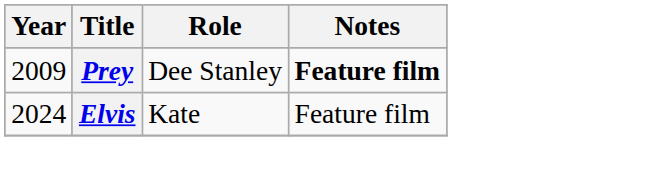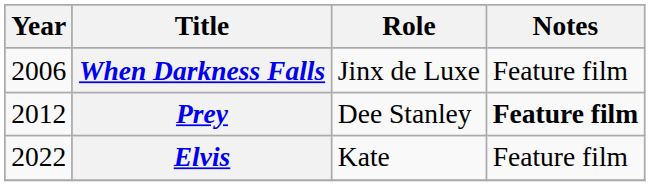+ row: (202, 69)
(39, 69) 2009 -> (39, 113) 2012
(39, 113) 2024 -> (39, 157) 2022
